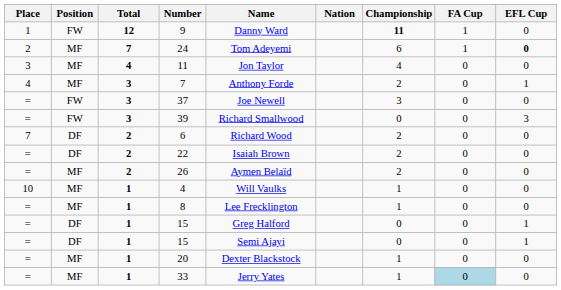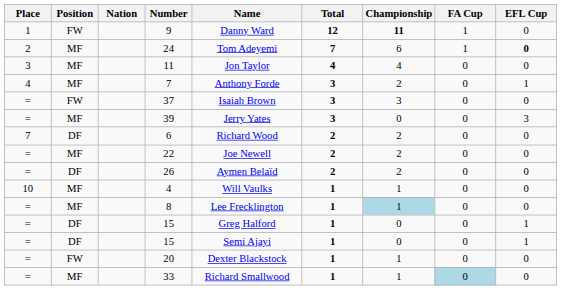columns swapped: (340, 13) <-> (129, 13)
(261, 101) Joe Newell -> (247, 101) Isaiah Brown
(75, 118) FW -> (75, 118) MF
(261, 118) Richard Smallwood -> (247, 118) Jerry Yates
(75, 153) DF -> (75, 153) MF
(261, 153) Isaiah Brown -> (247, 153) Joe Newell
(75, 171) MF -> (75, 171) DF
(399, 206) no background -> (399, 206) lightblue background
(75, 259) MF -> (75, 259) FW
(261, 276) Jerry Yates -> (247, 276) Richard Smallwood
